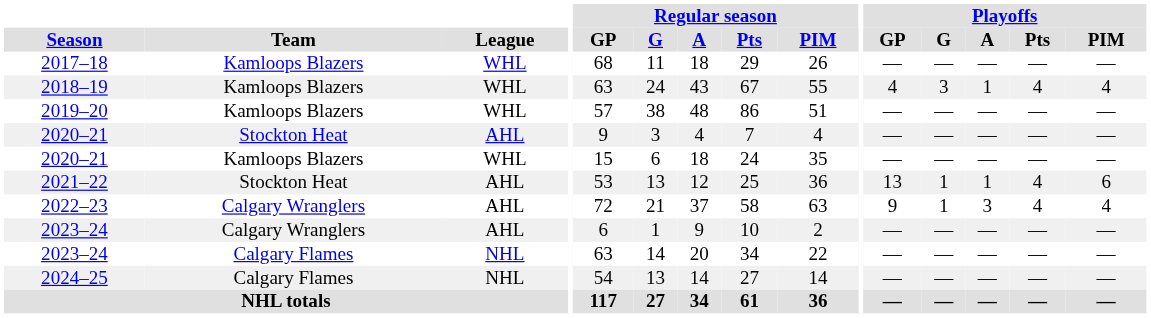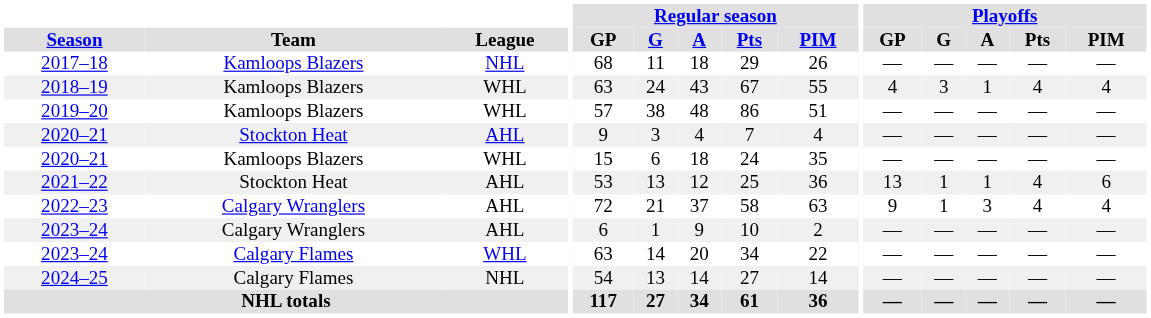(505, 63) WHL -> (505, 63) NHL
(505, 253) NHL -> (505, 253) WHL
